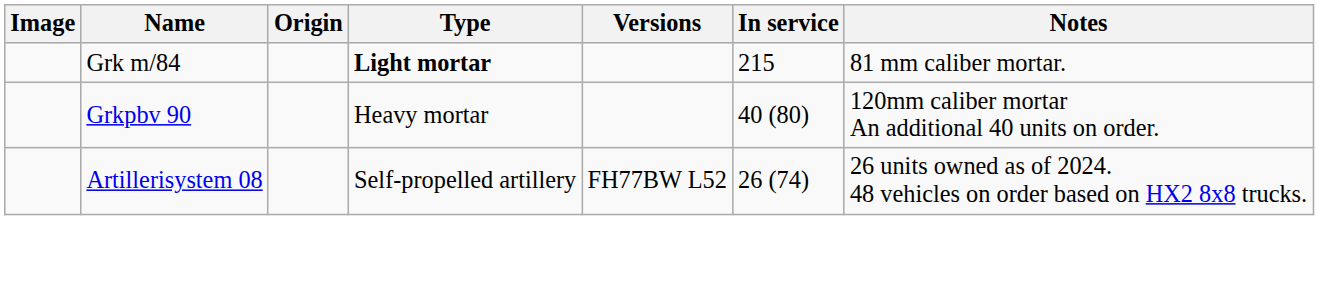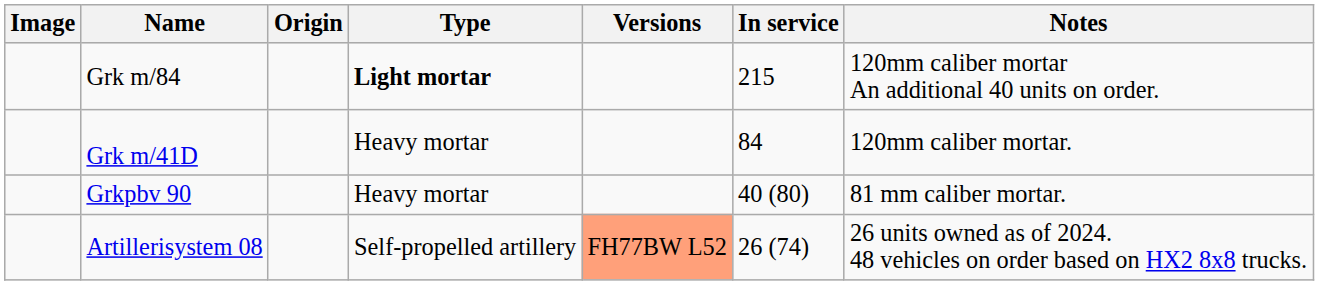(958, 62) 81 mm caliber mortar. -> (1005, 76) 120mm caliber mortar An additional 40 units on order.
+ row: (142, 155)
(1005, 114) 120mm caliber mortar An additional 40 units on order. -> (958, 194) 81 mm caliber mortar.
(657, 180) no background -> (657, 246) lightsalmon background
